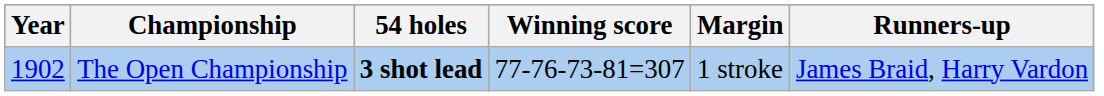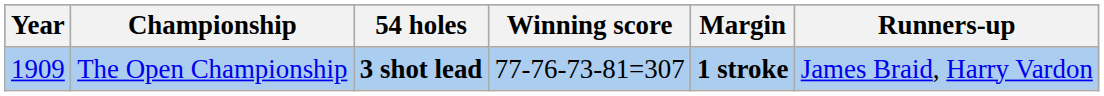(38, 68) 1902 -> (38, 68) 1909
(740, 68) normal -> (743, 68) bold
